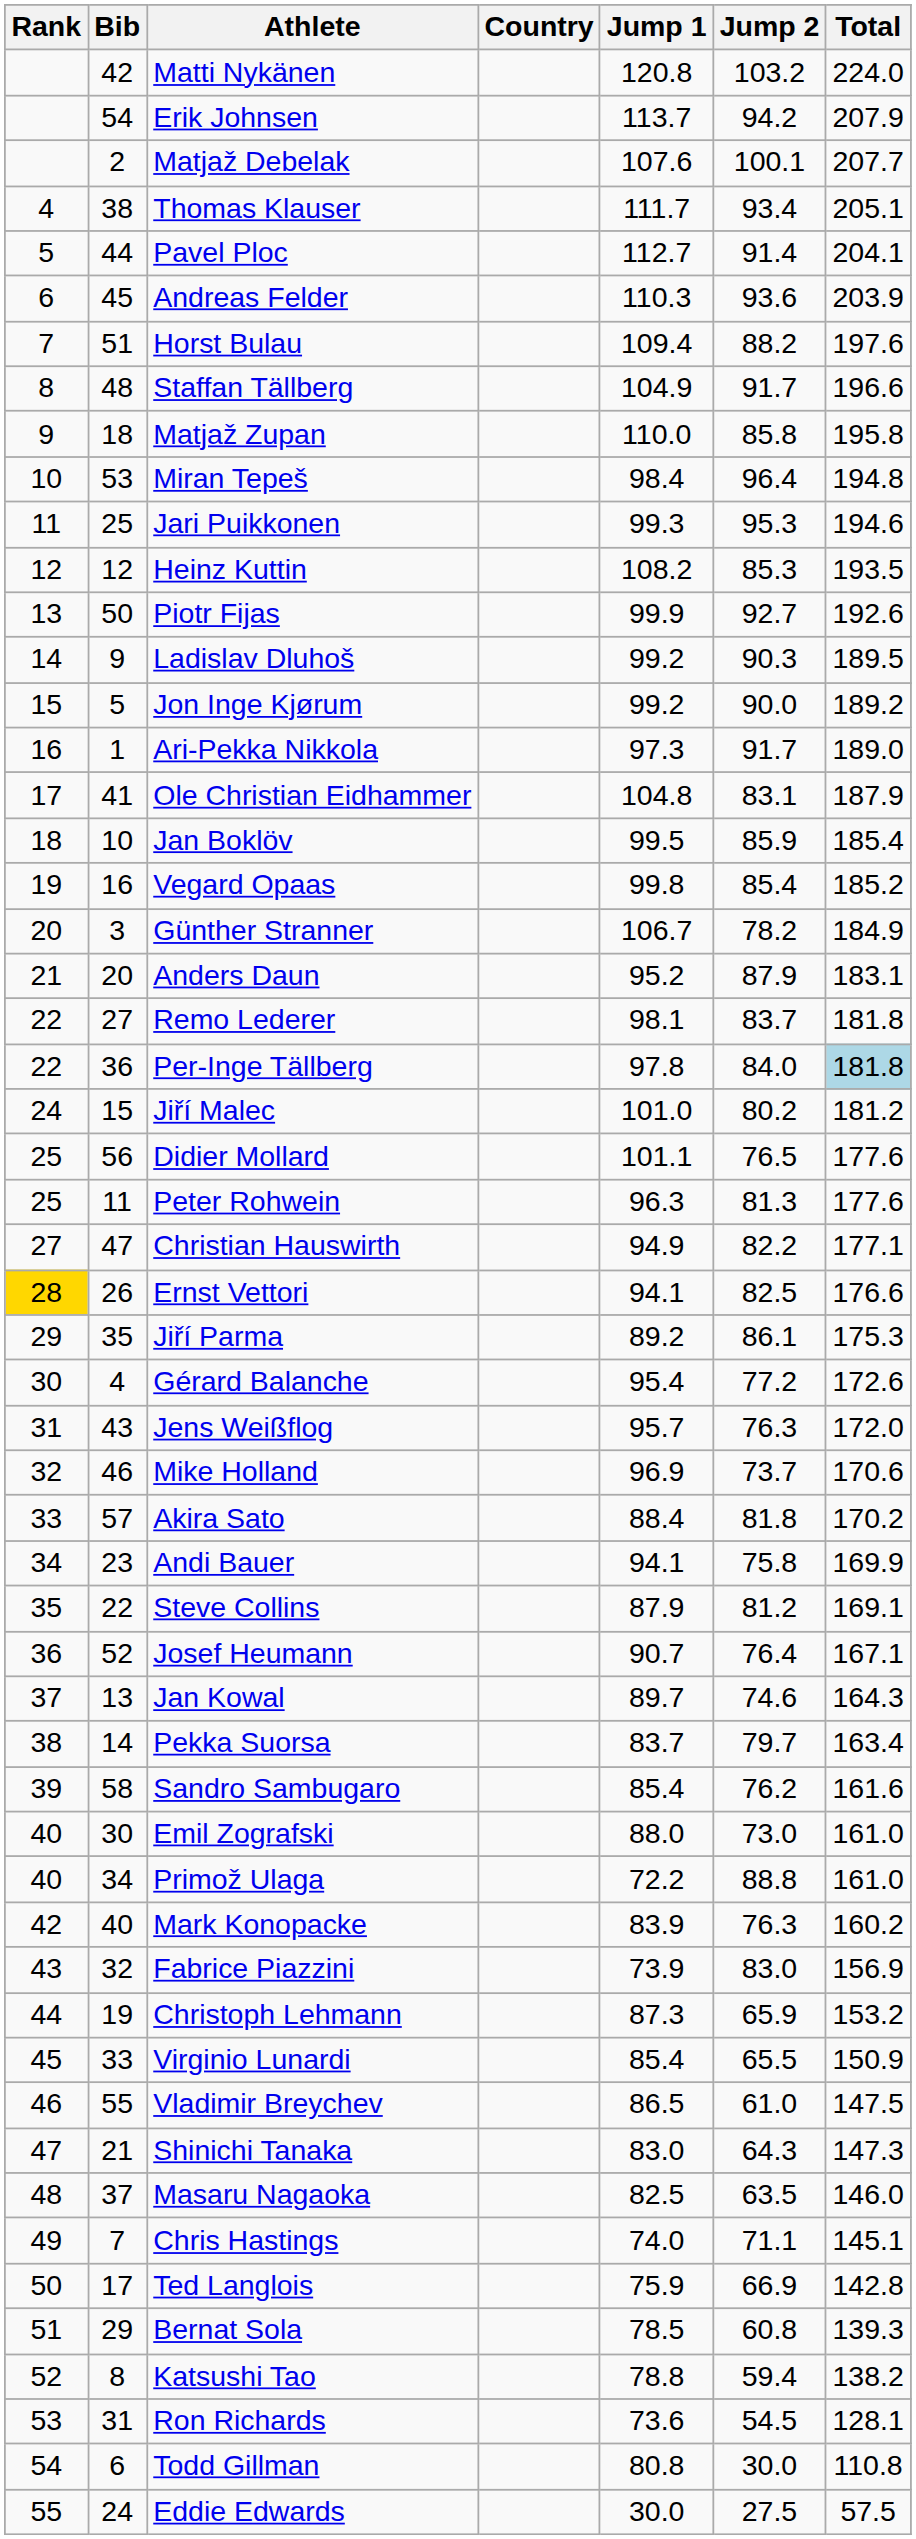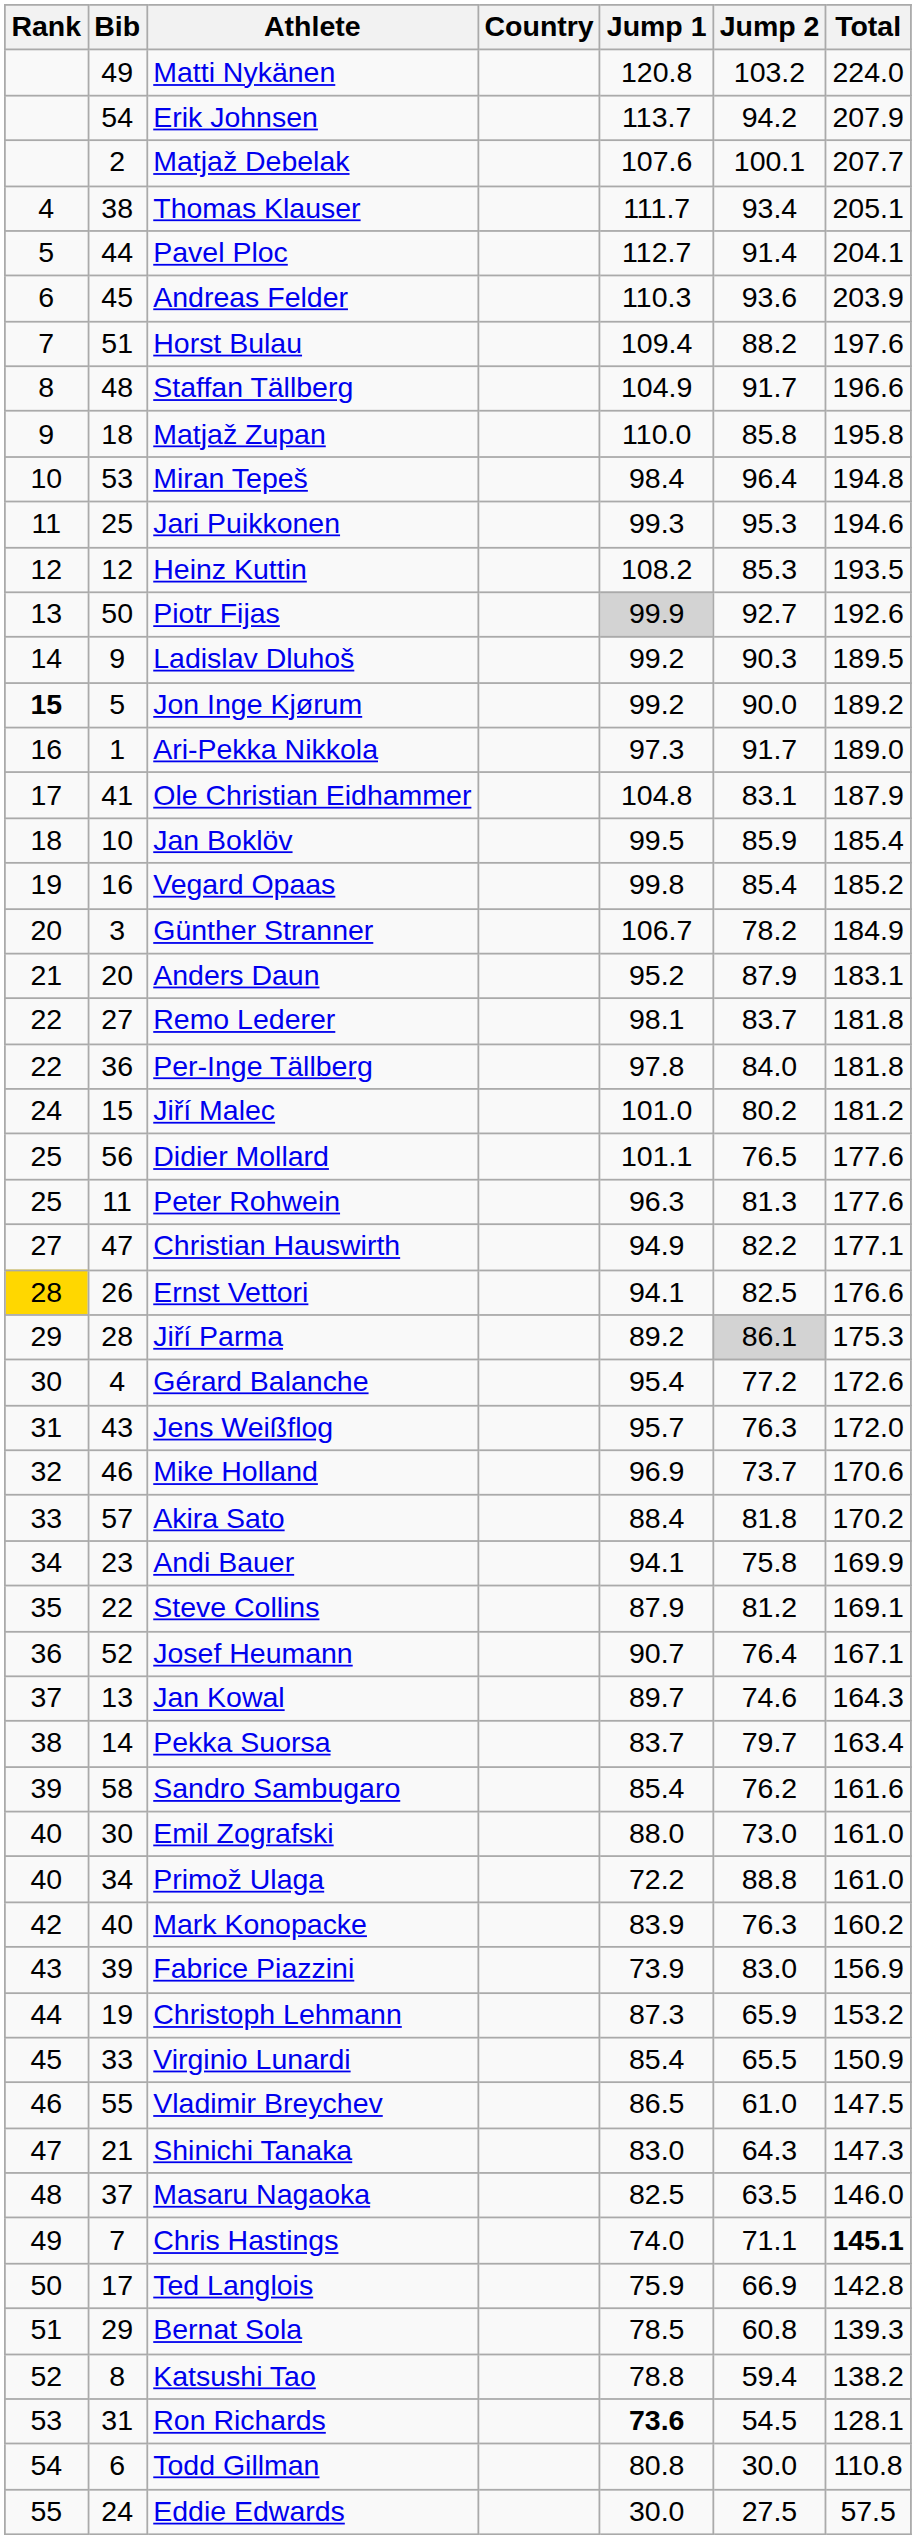(117, 72) 42 -> (117, 72) 49
(657, 614) no background -> (657, 614) lightgrey background
(46, 704) normal -> (46, 704) bold
(868, 1065) lightblue background -> (868, 1065) no background
(117, 1336) 35 -> (117, 1336) 28
(769, 1336) no background -> (769, 1336) lightgrey background
(117, 1969) 32 -> (117, 1969) 39
(868, 2240) normal -> (868, 2240) bold
(657, 2420) normal -> (657, 2420) bold
